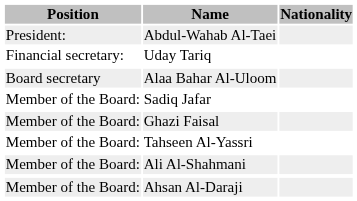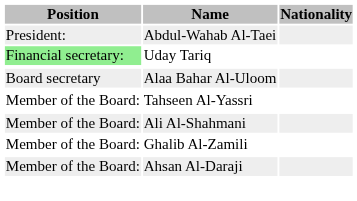(65, 55) no background -> (65, 55) lightgreen background
- row: (177, 98)
- row: (181, 121)
+ row: (196, 144)
